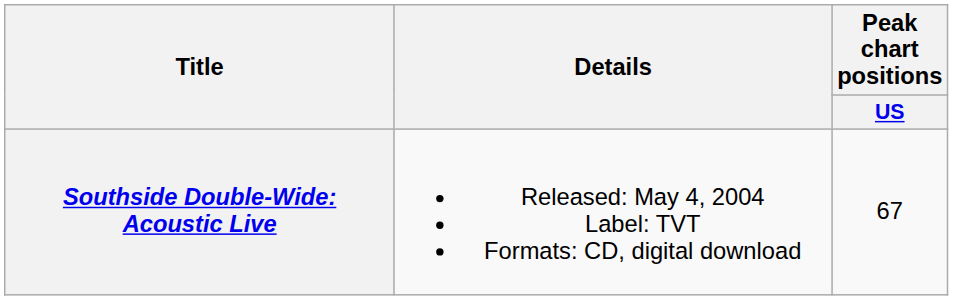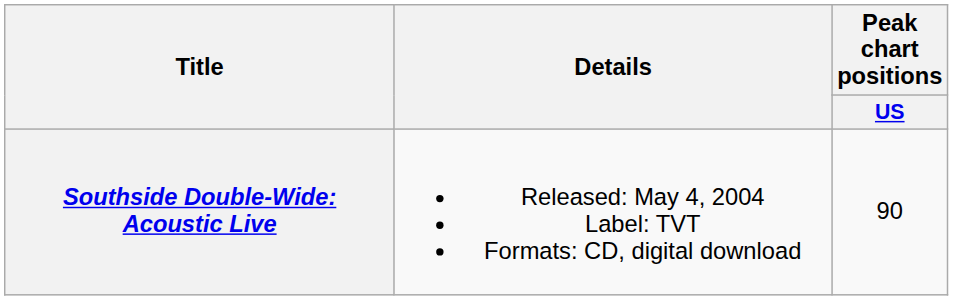(890, 211) 67 -> (890, 211) 90
